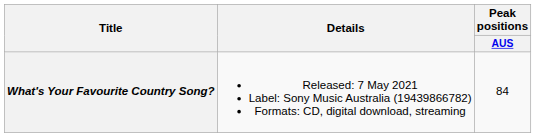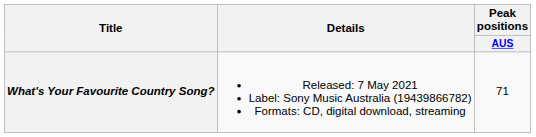(502, 92) 84 -> (502, 92) 71
